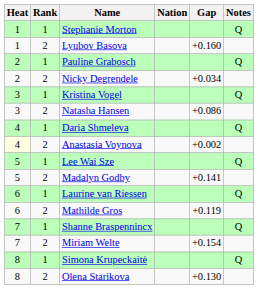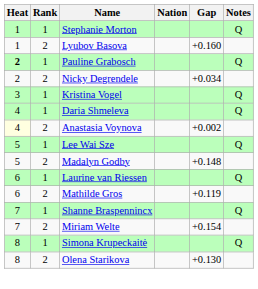(17, 62) normal -> (17, 62) bold
- row: (96, 111)
(207, 177) +0.141 -> (207, 161) +0.148
